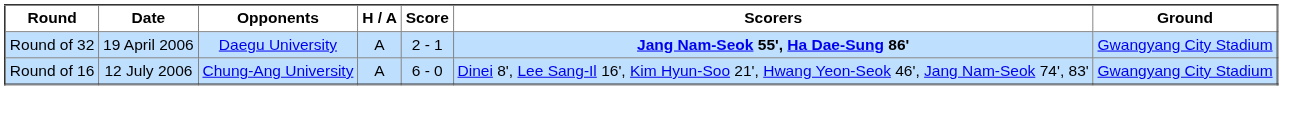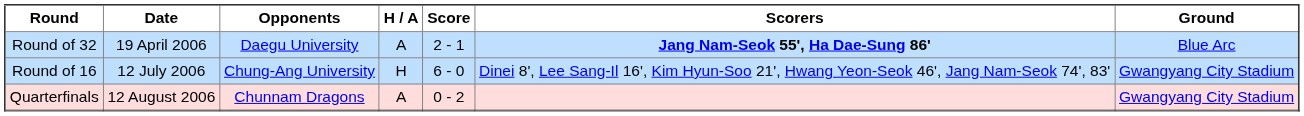(1185, 44) Gwangyang City Stadium -> (1207, 44) Blue Arc
(380, 70) A -> (401, 70) H
+ row: (54, 97)
